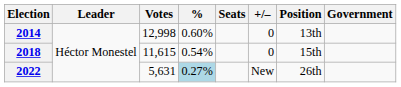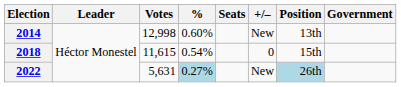(271, 33) 0 -> (263, 33) New
(311, 71) no background -> (311, 71) lightblue background
